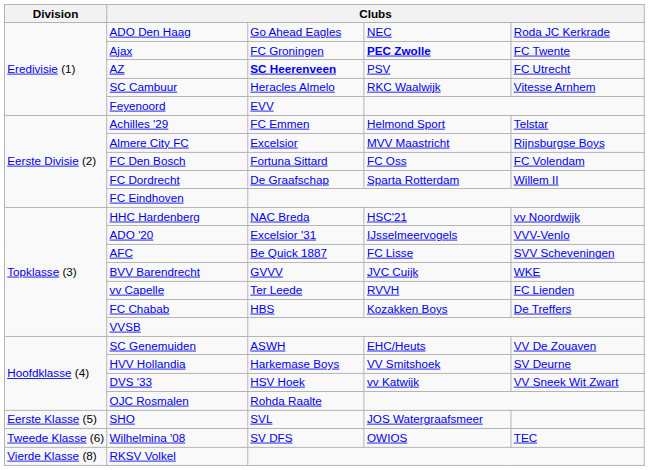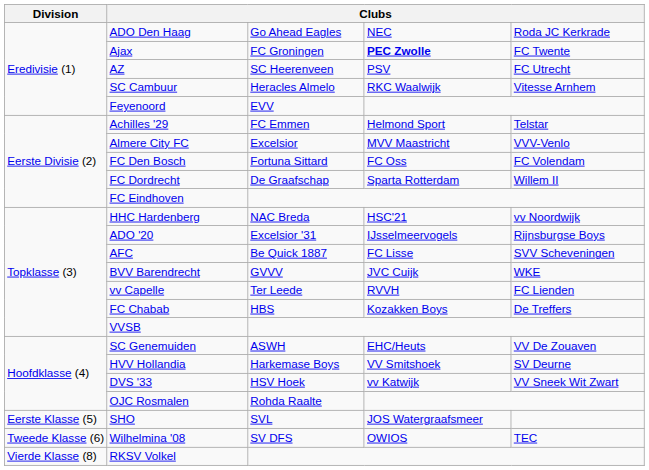(293, 69) bold -> (292, 69) normal
(559, 142) Rijnsburgse Boys -> (542, 142) VVV-Venlo
(542, 234) VVV-Venlo -> (559, 234) Rijnsburgse Boys
